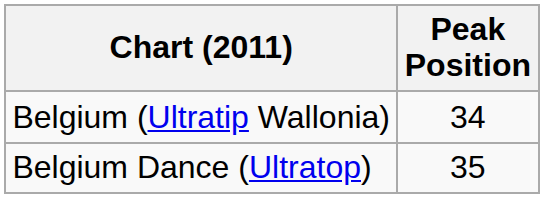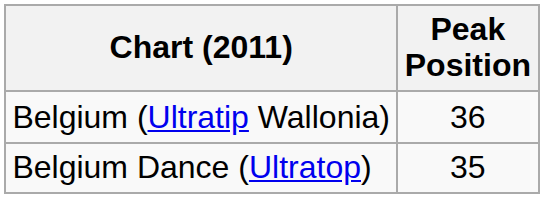(468, 116) 34 -> (468, 116) 36
